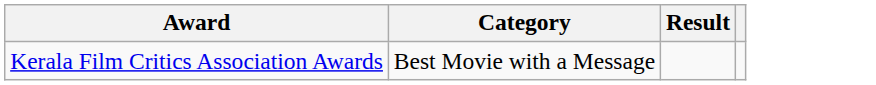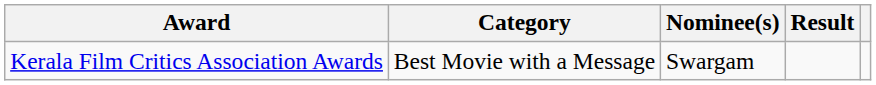+ column: (723, 23)
